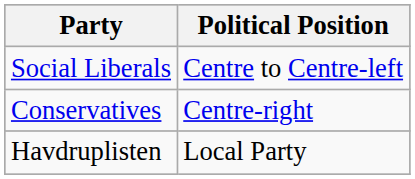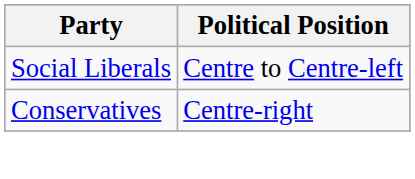- row: (86, 151)
